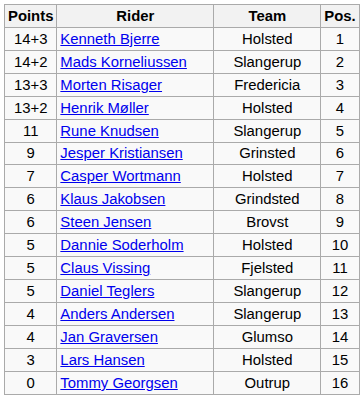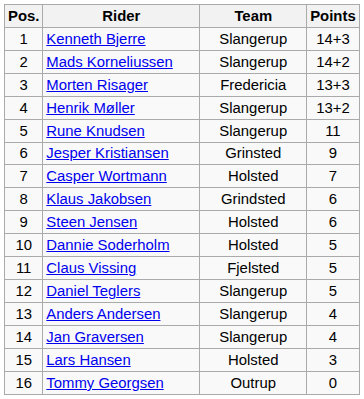columns swapped: (340, 16) <-> (31, 16)
(267, 39) Holsted -> (253, 39) Slangerup
(267, 108) Holsted -> (253, 108) Slangerup
(267, 222) Brovst -> (253, 222) Holsted
(267, 337) Glumso -> (253, 337) Slangerup
